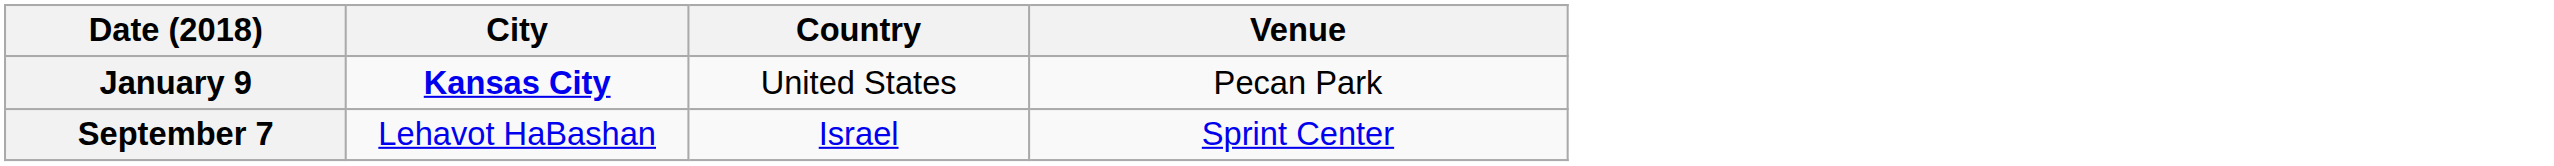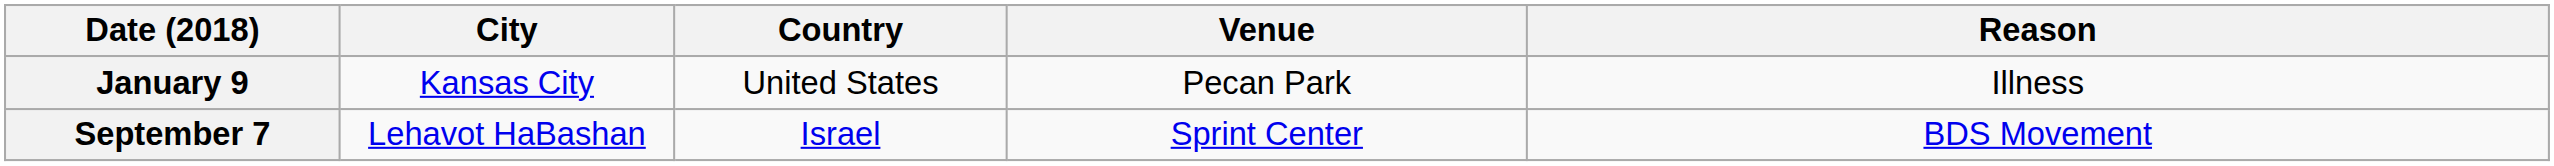+ column: (2038, 30)
(517, 82) bold -> (507, 82) normal
